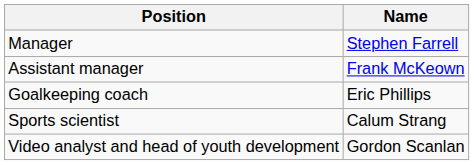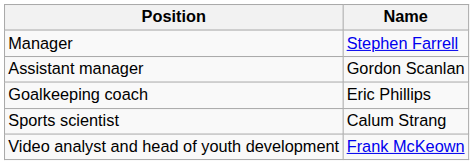(406, 69) Frank McKeown -> (406, 69) Gordon Scanlan
(406, 146) Gordon Scanlan -> (406, 146) Frank McKeown
